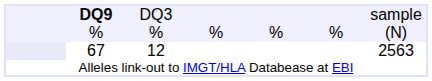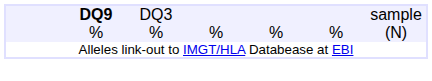- row: (96, 50)
